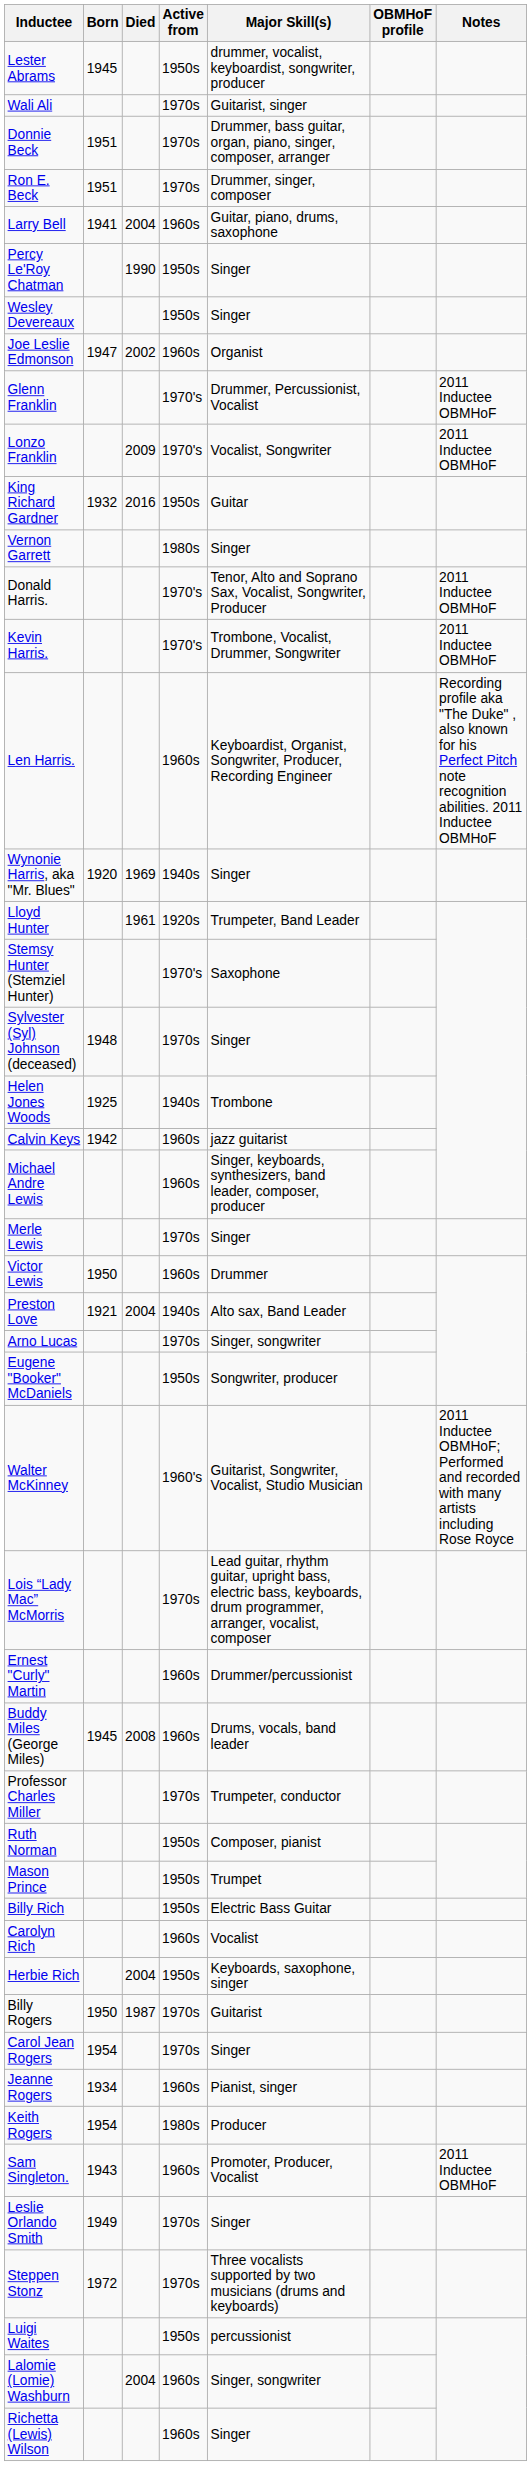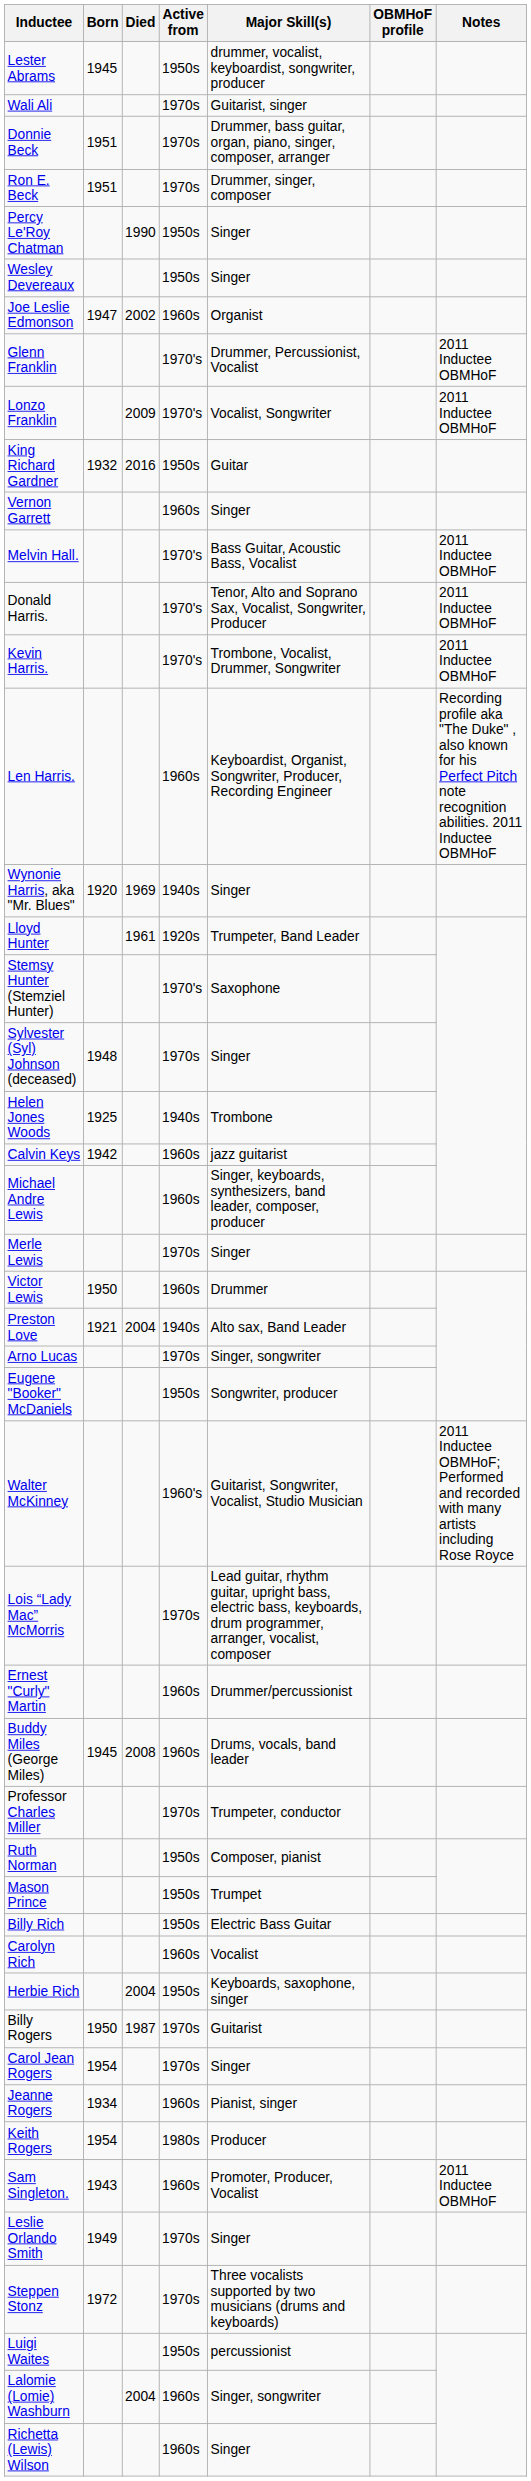- row: (37, 225)
(181, 548) 1980s -> (181, 510) 1960s
+ row: (43, 555)
